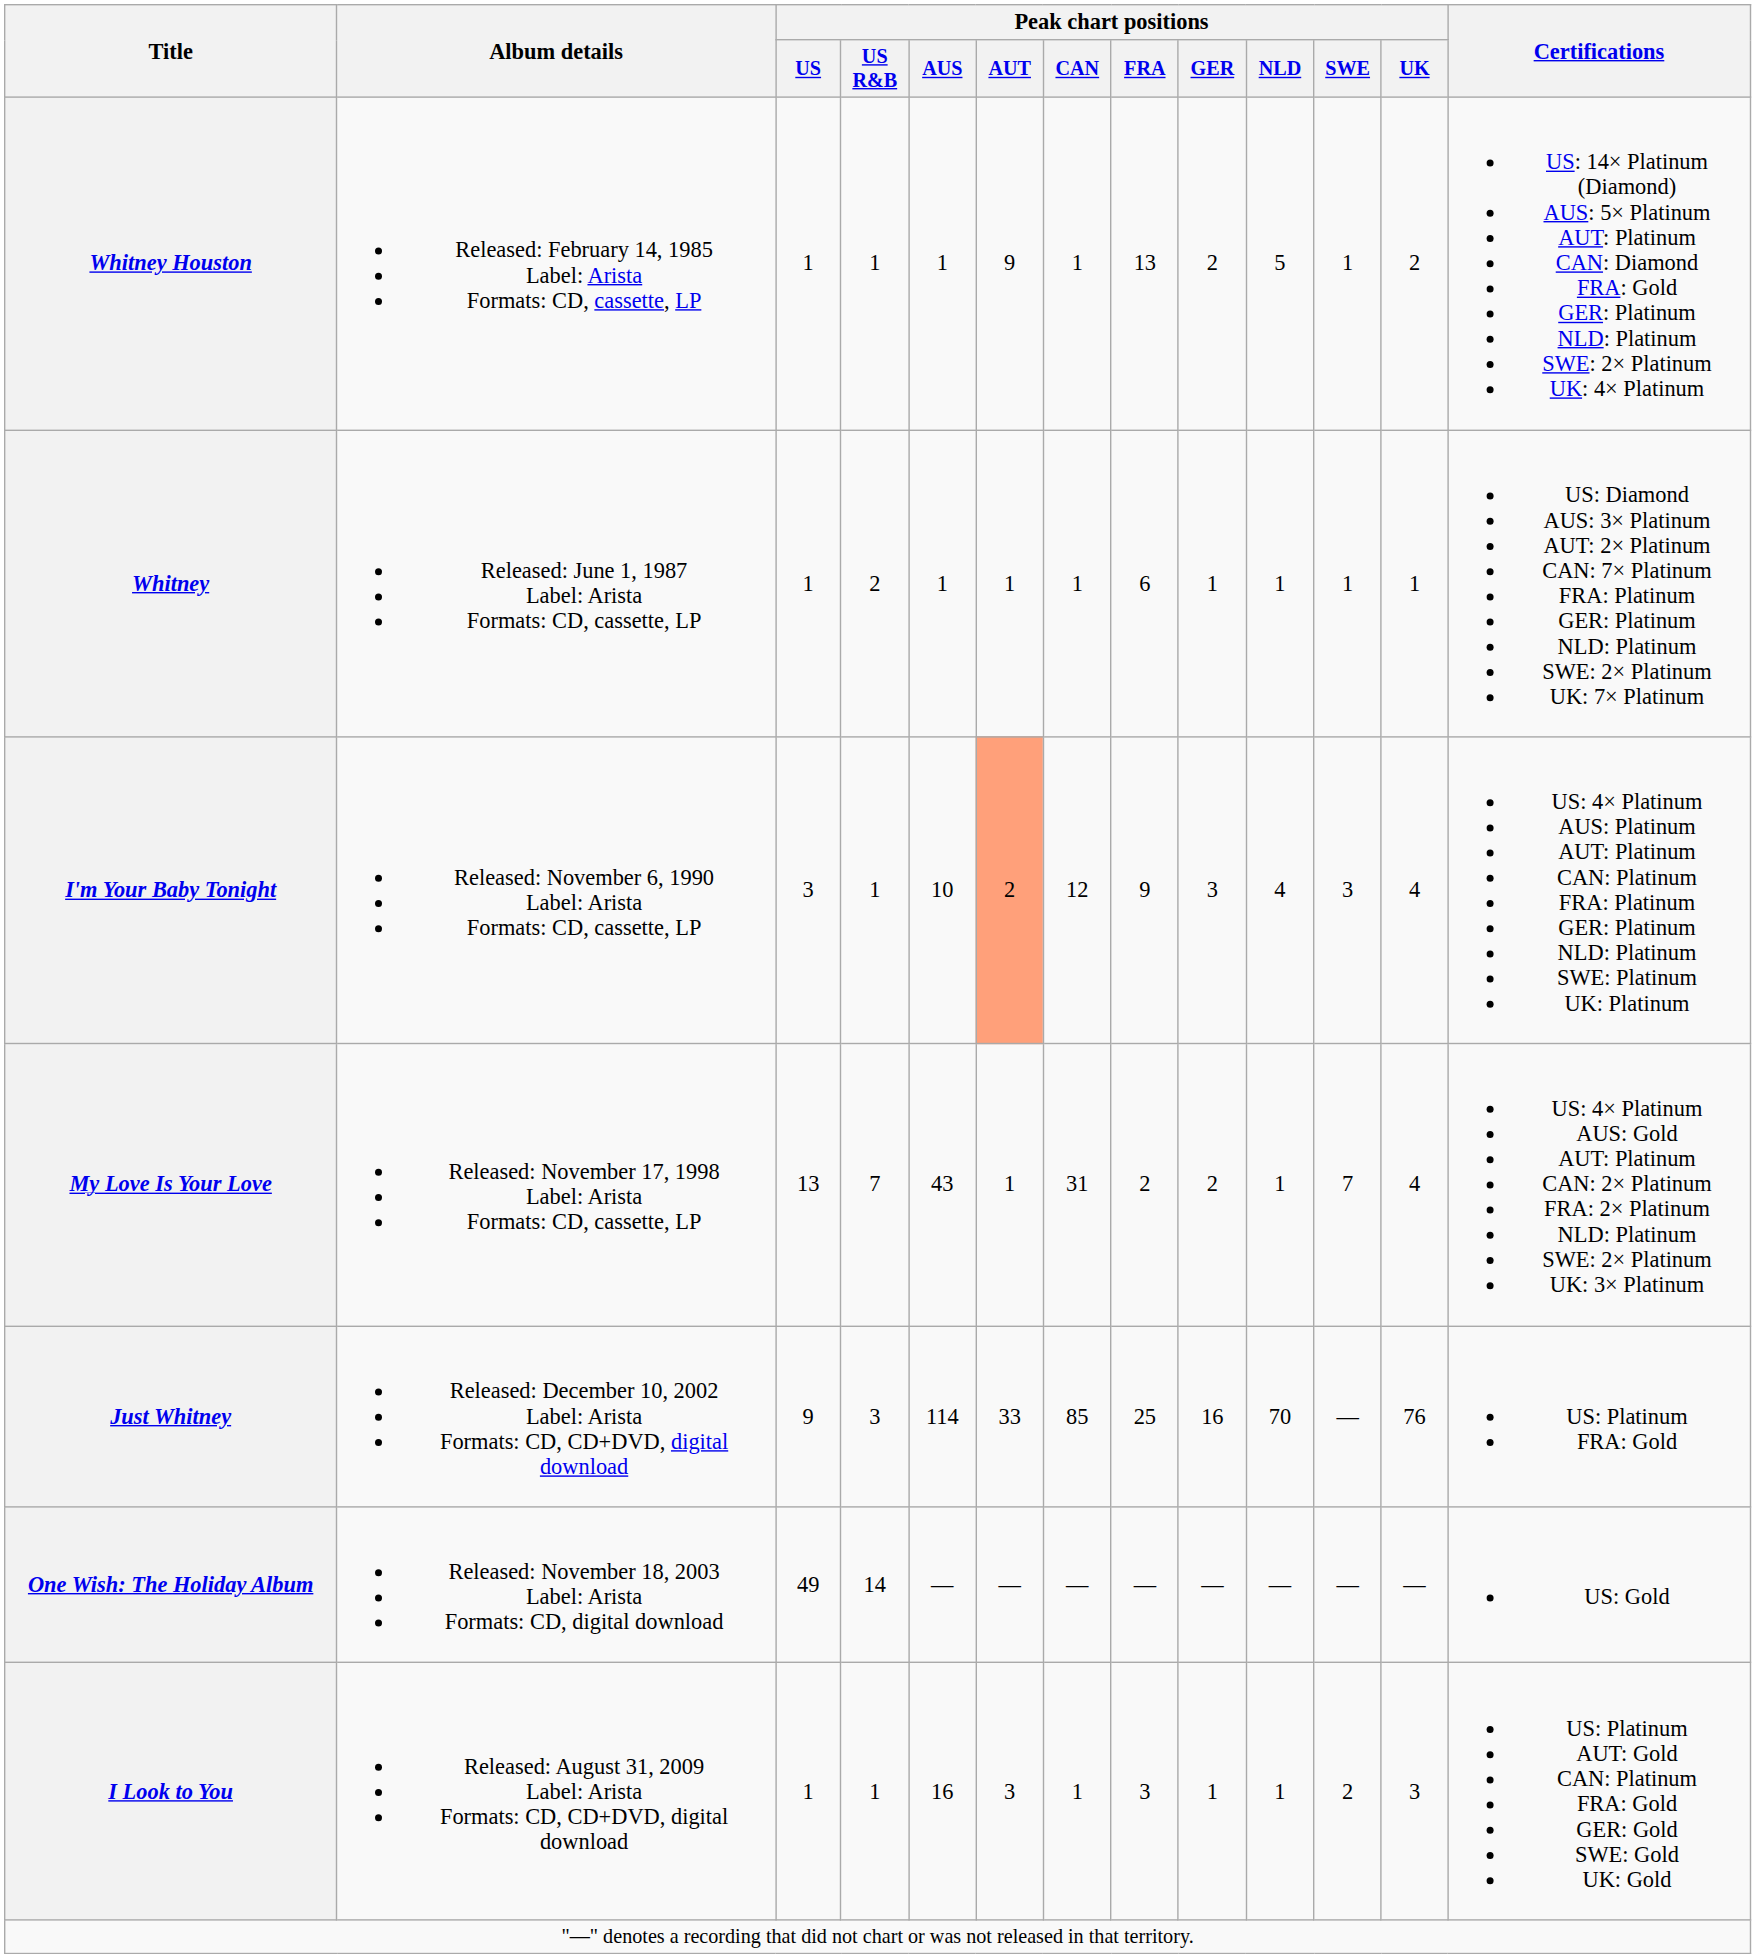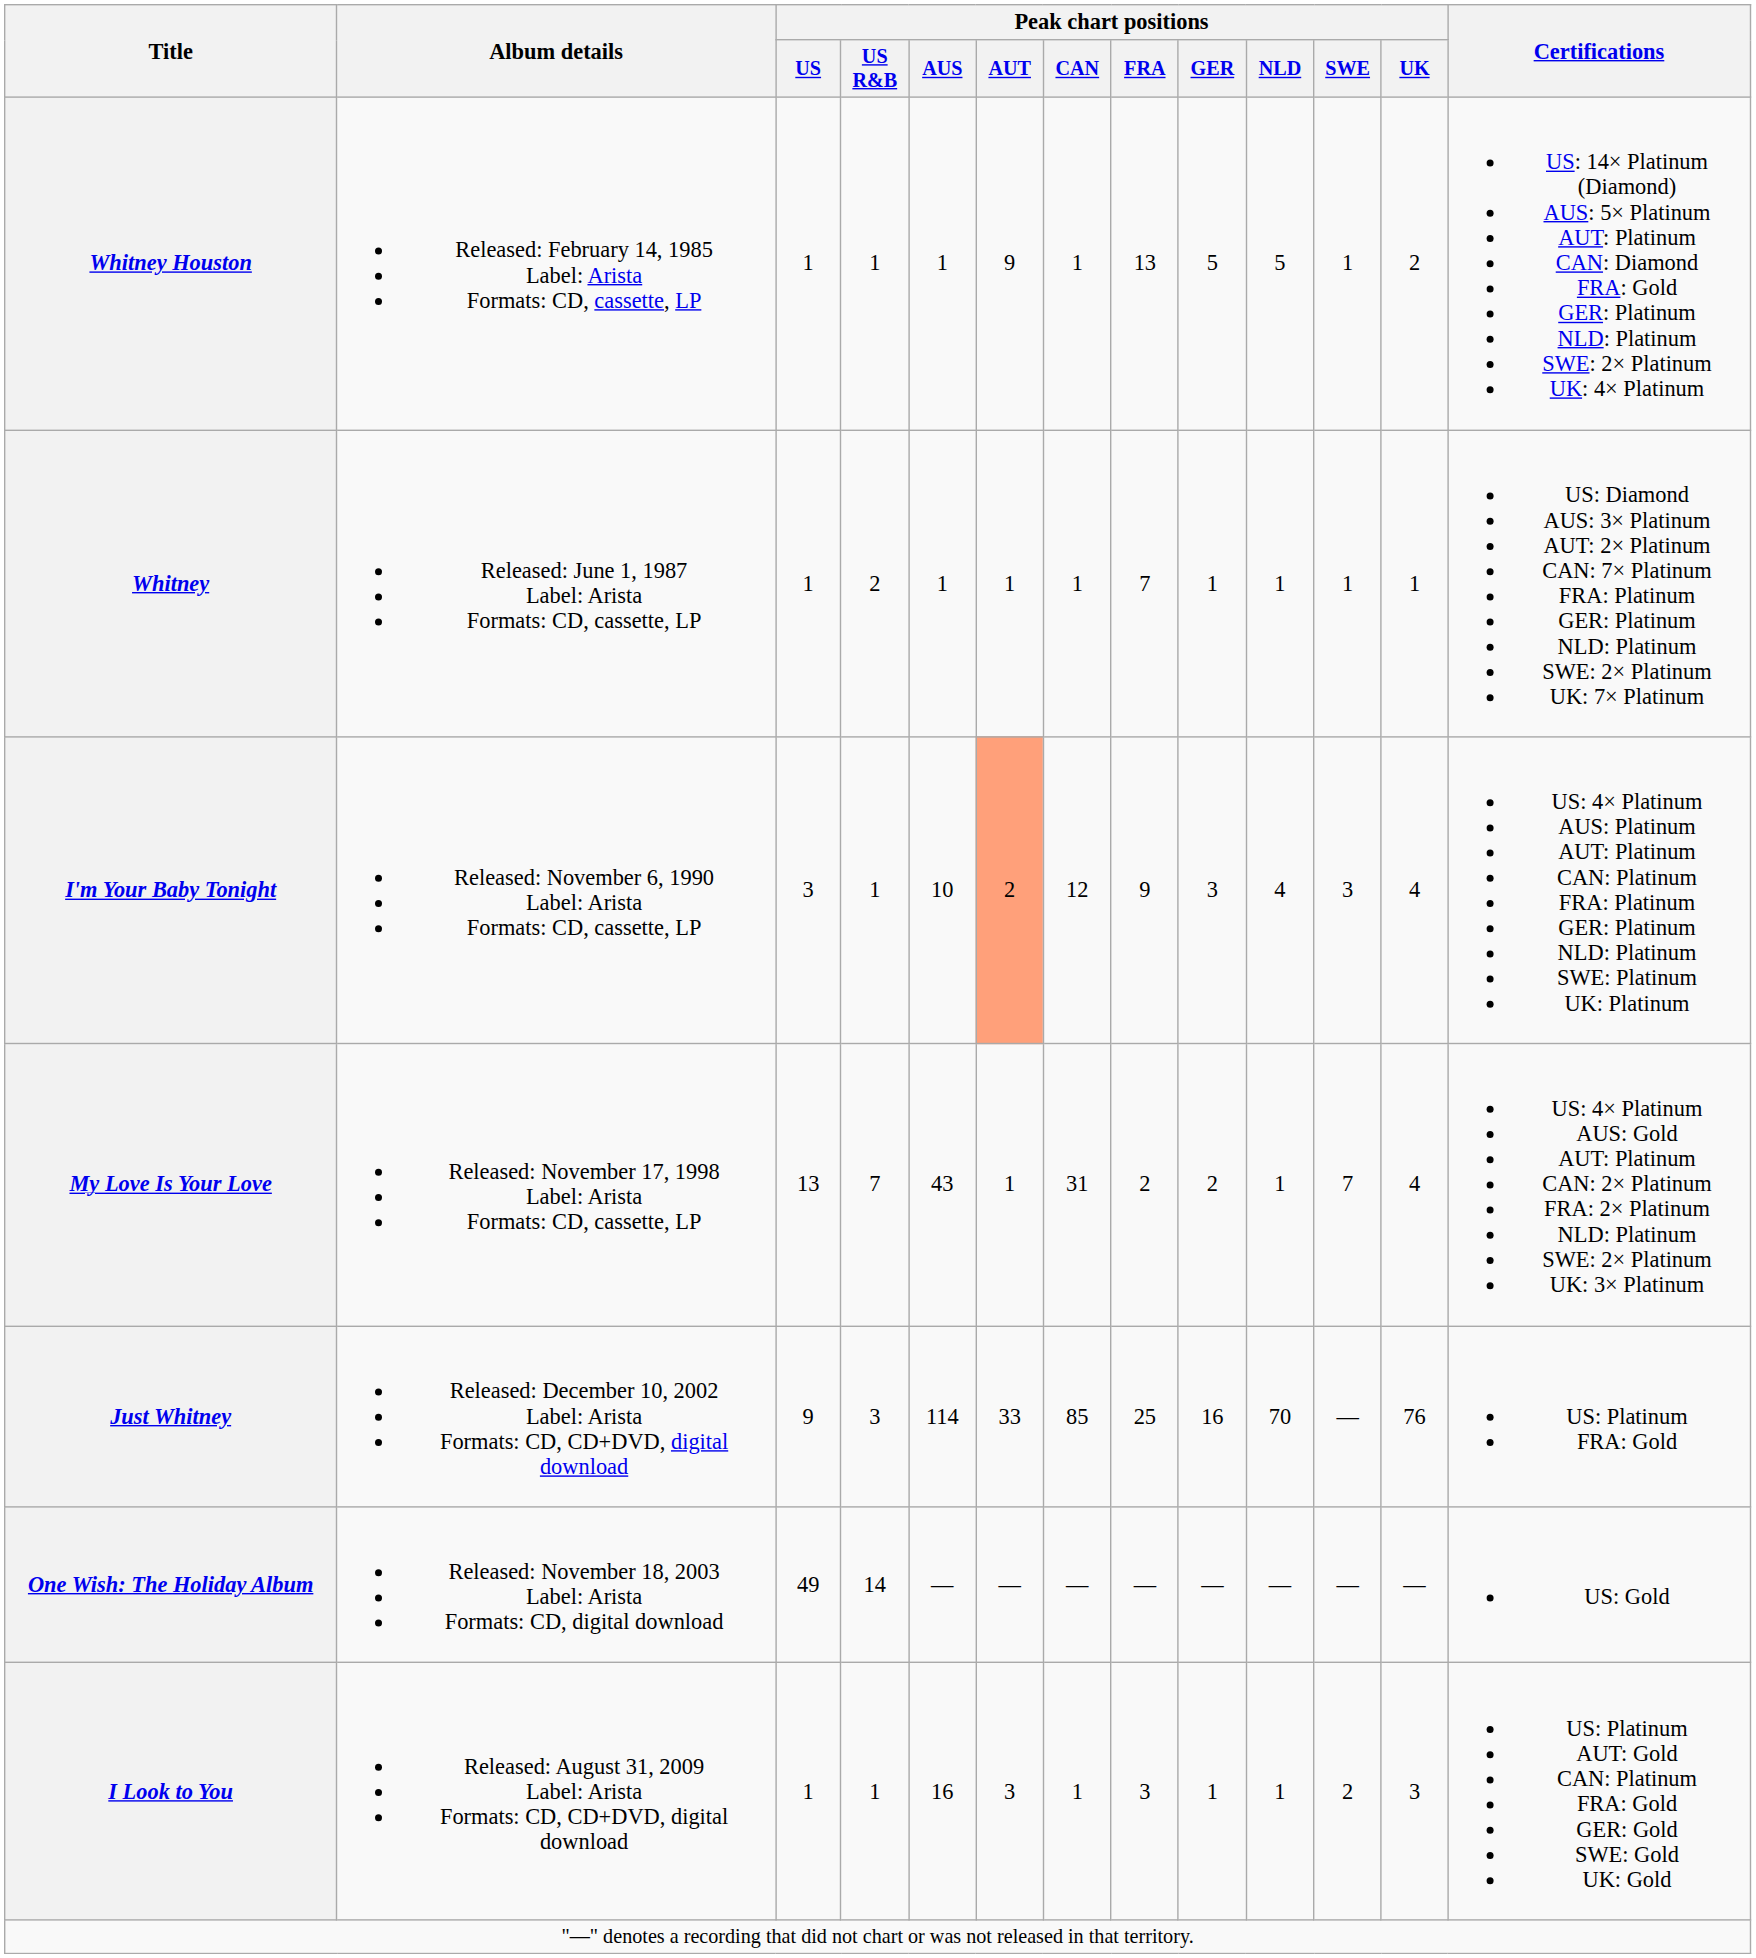(1212, 263) 2 -> (1212, 263) 5
(1145, 582) 6 -> (1145, 582) 7
